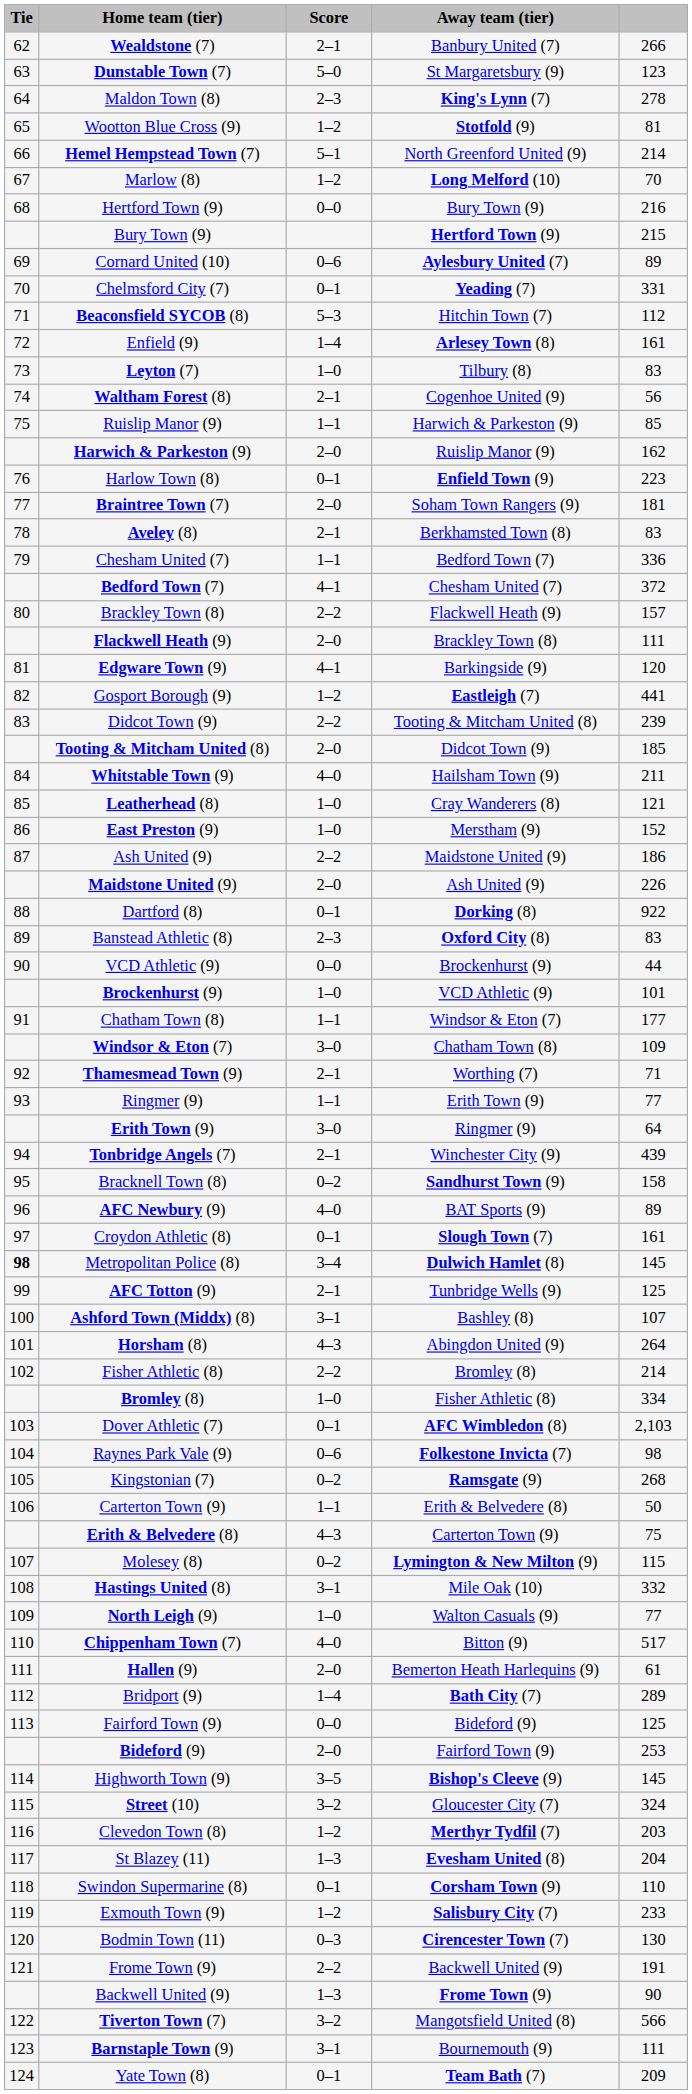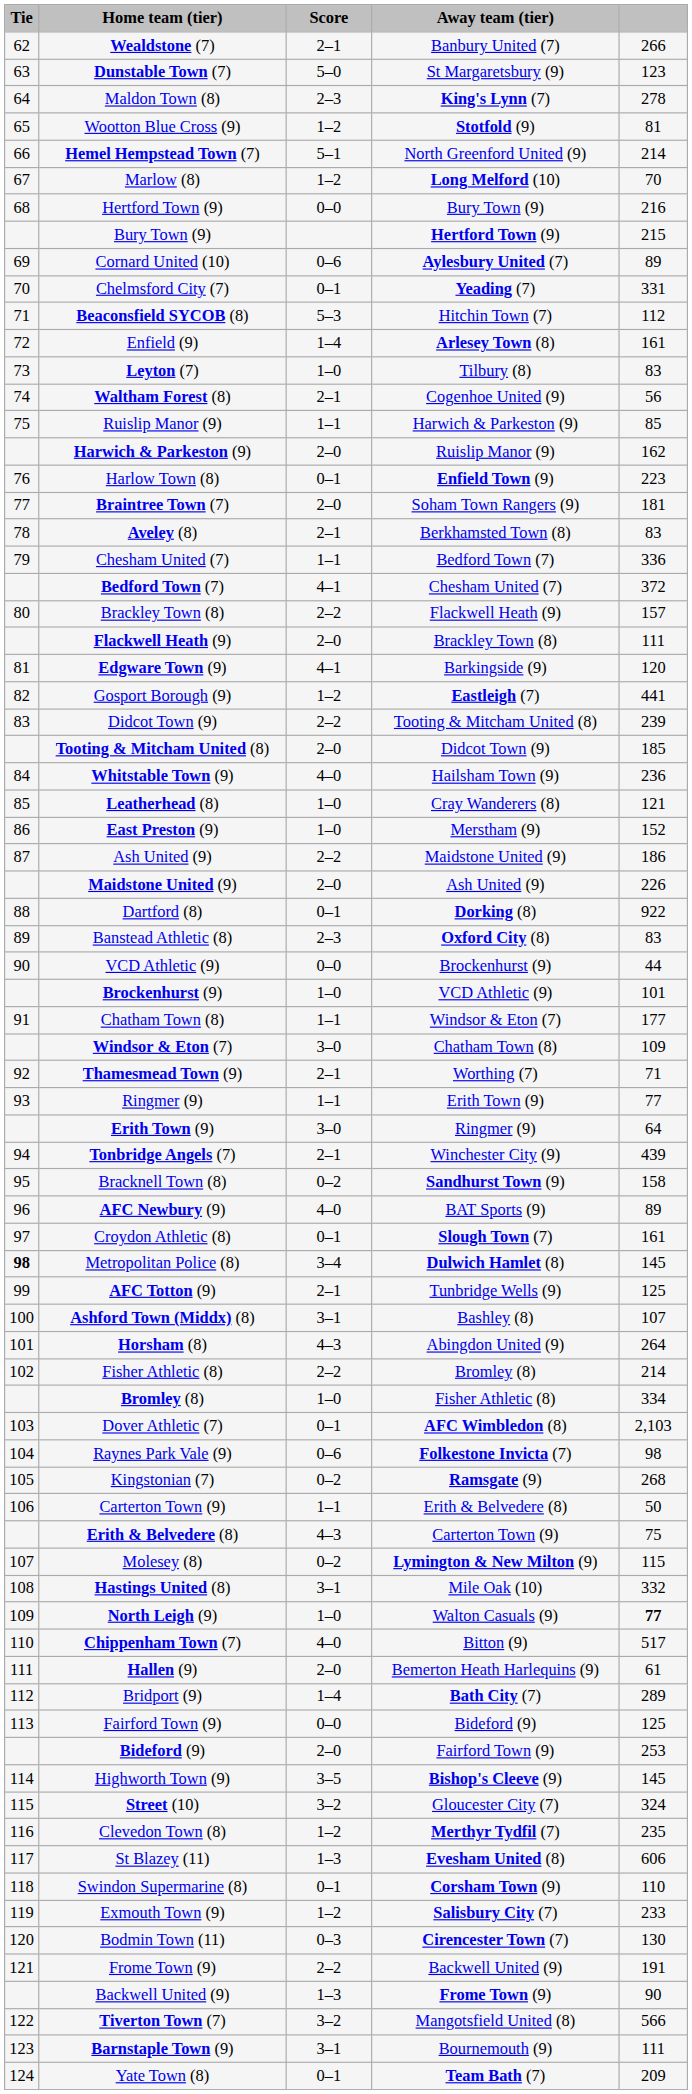(653, 776) 211 -> (653, 776) 236
(653, 1615) normal -> (653, 1615) bold
(653, 1832) 203 -> (653, 1832) 235
(653, 1859) 204 -> (653, 1859) 606
